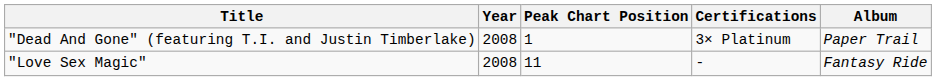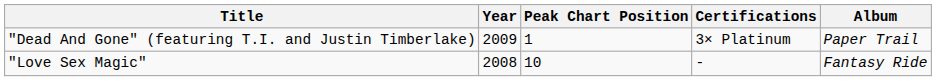(500, 40) 2008 -> (500, 40) 2009
(533, 63) 11 -> (533, 63) 10
